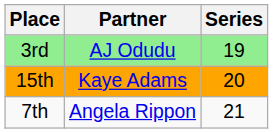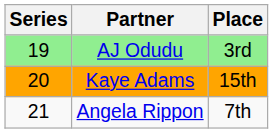columns swapped: (234, 19) <-> (35, 19)
